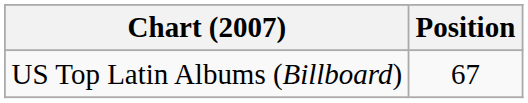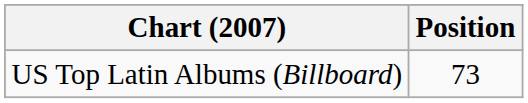(465, 73) 67 -> (465, 73) 73
